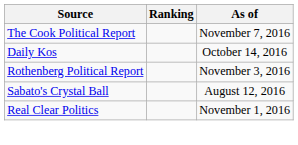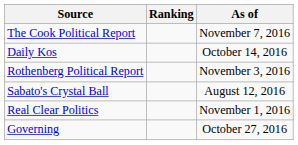+ row: (33, 129)
